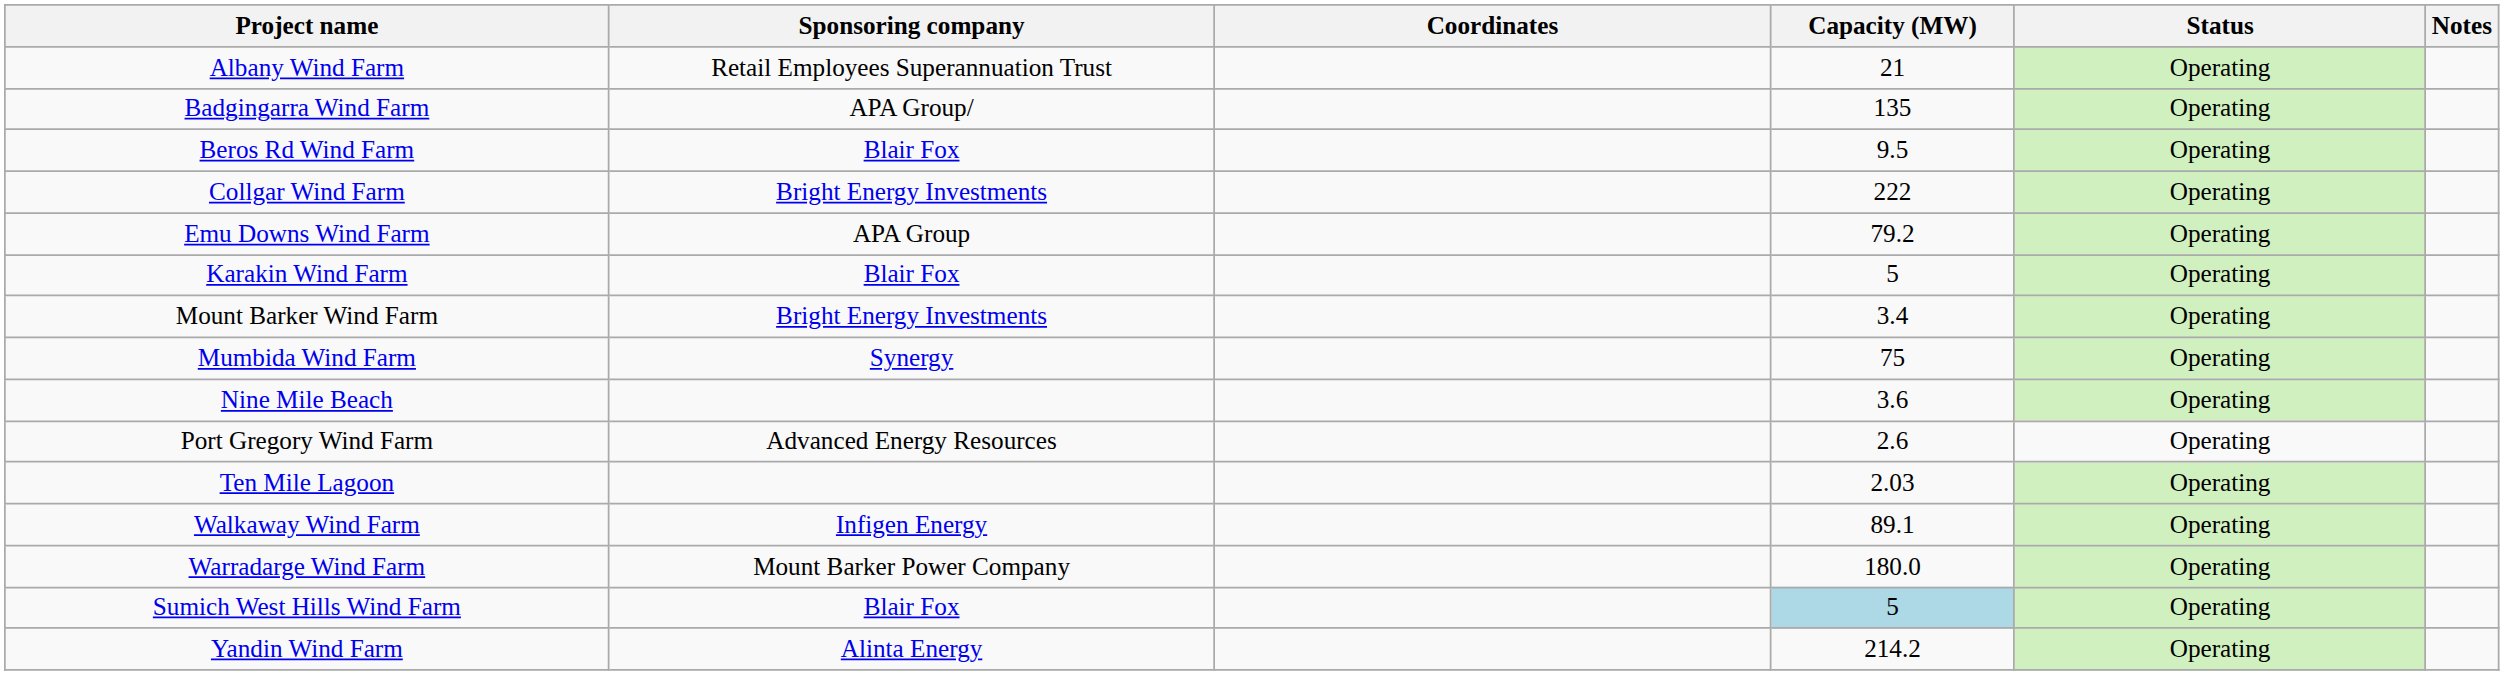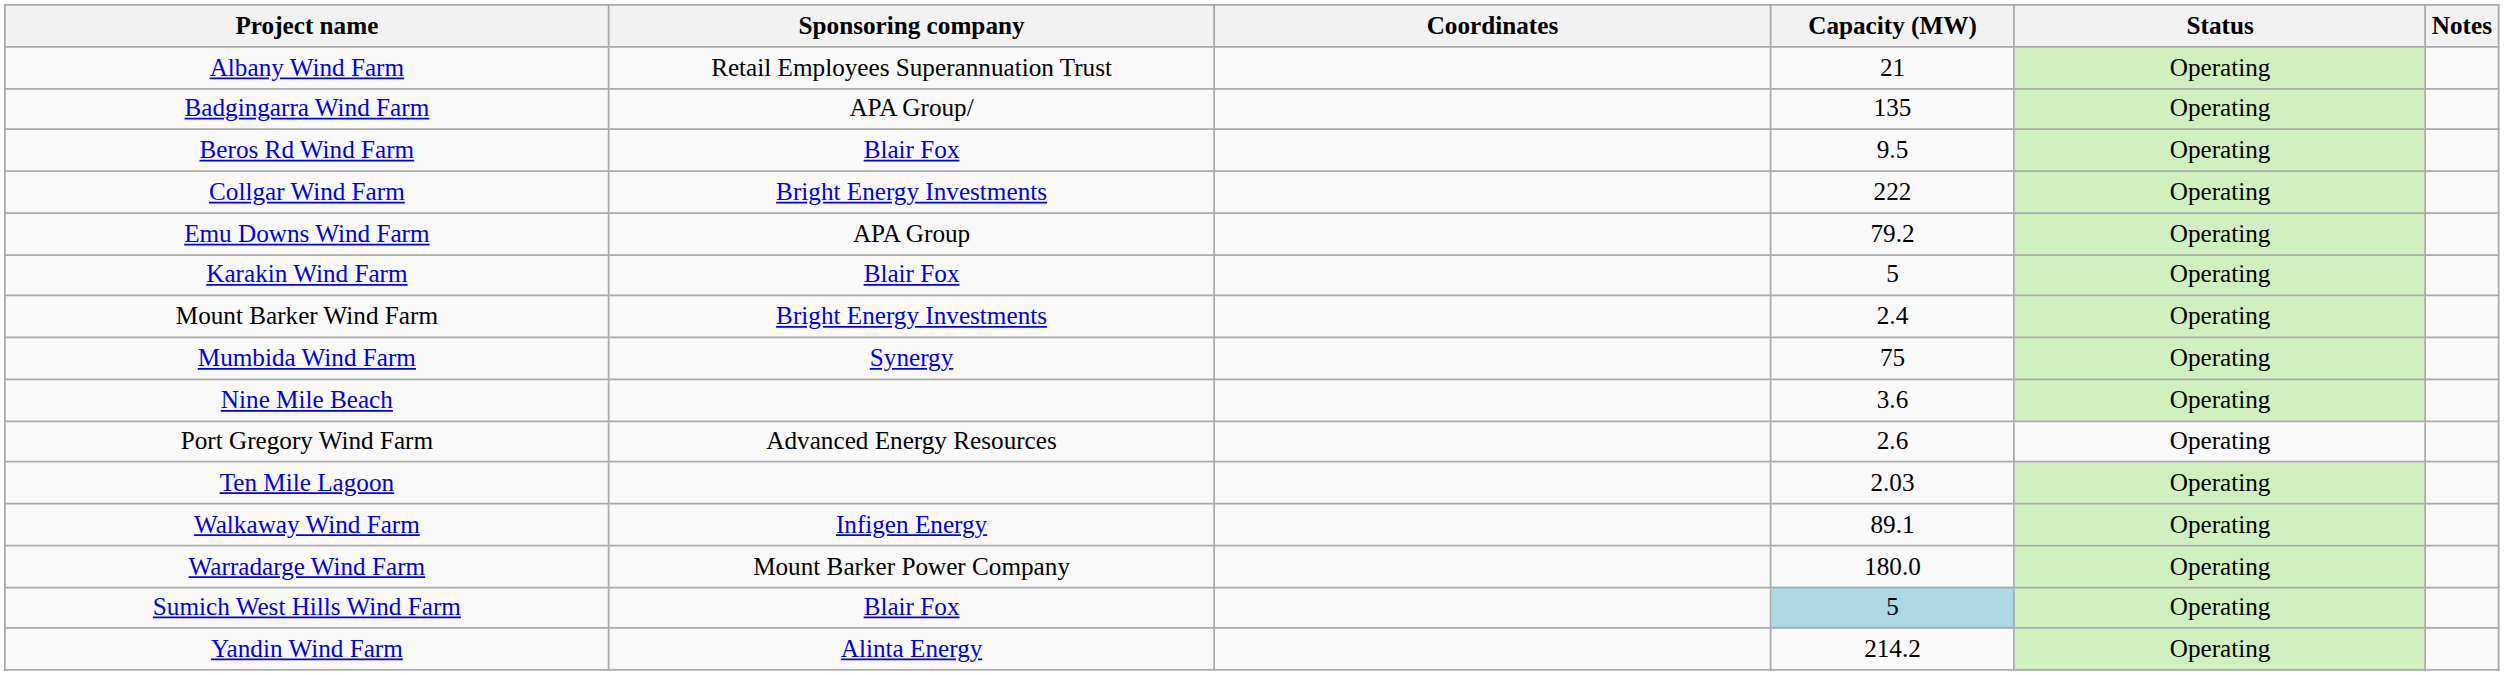(1892, 316) 3.4 -> (1892, 316) 2.4
